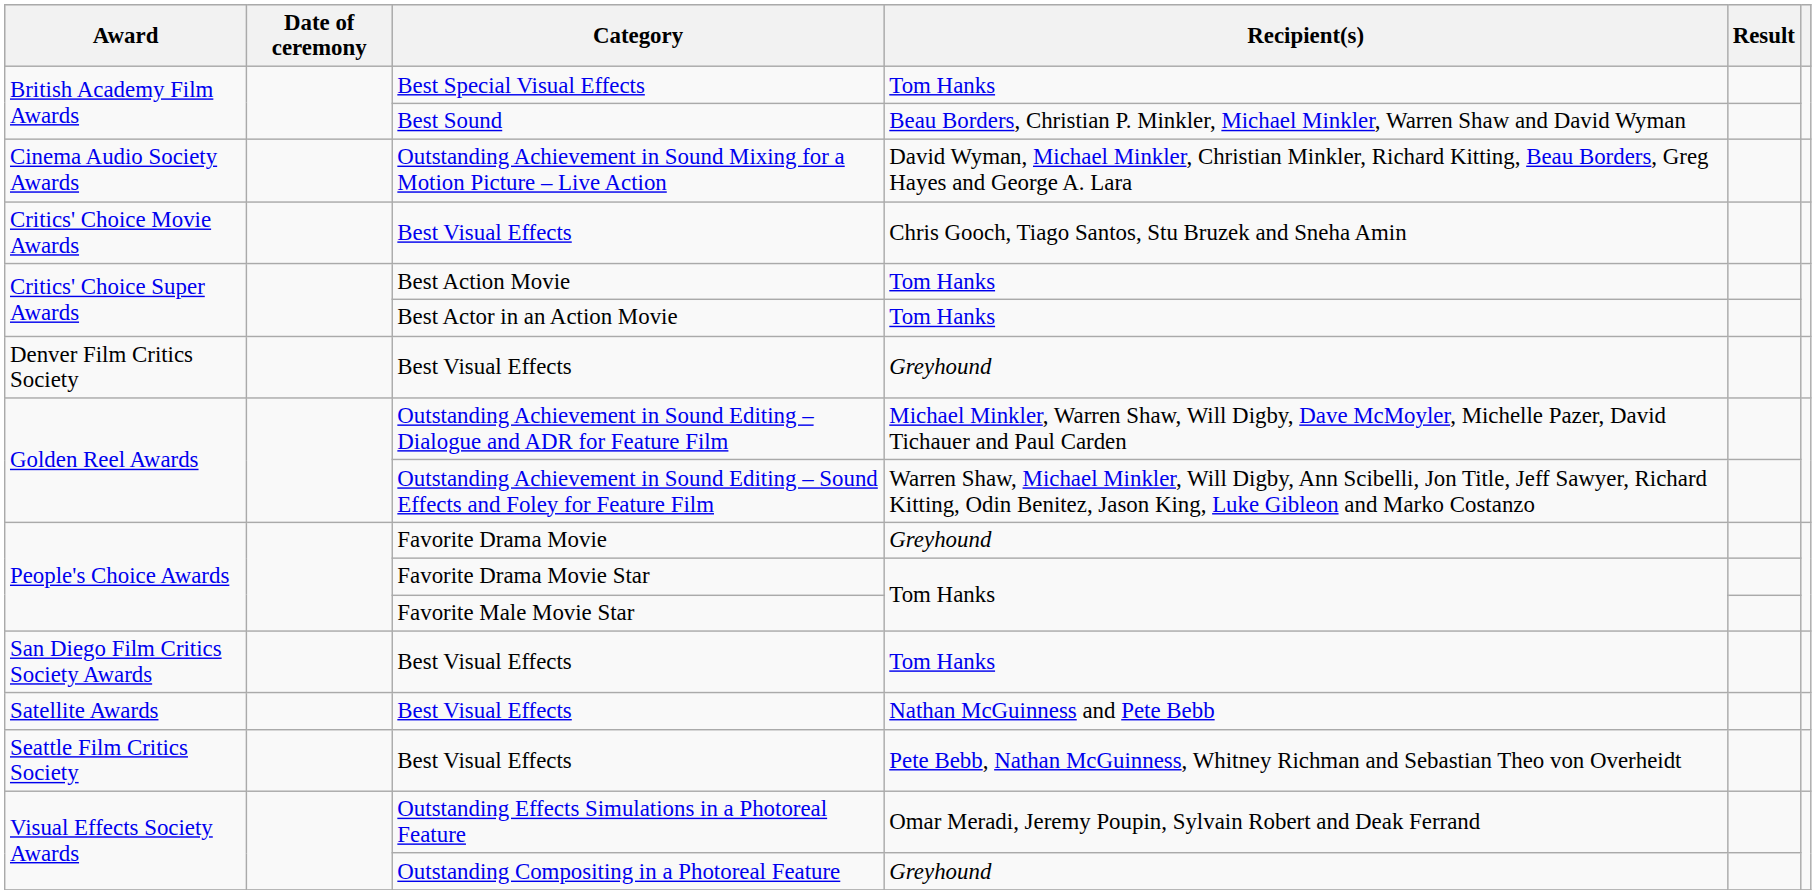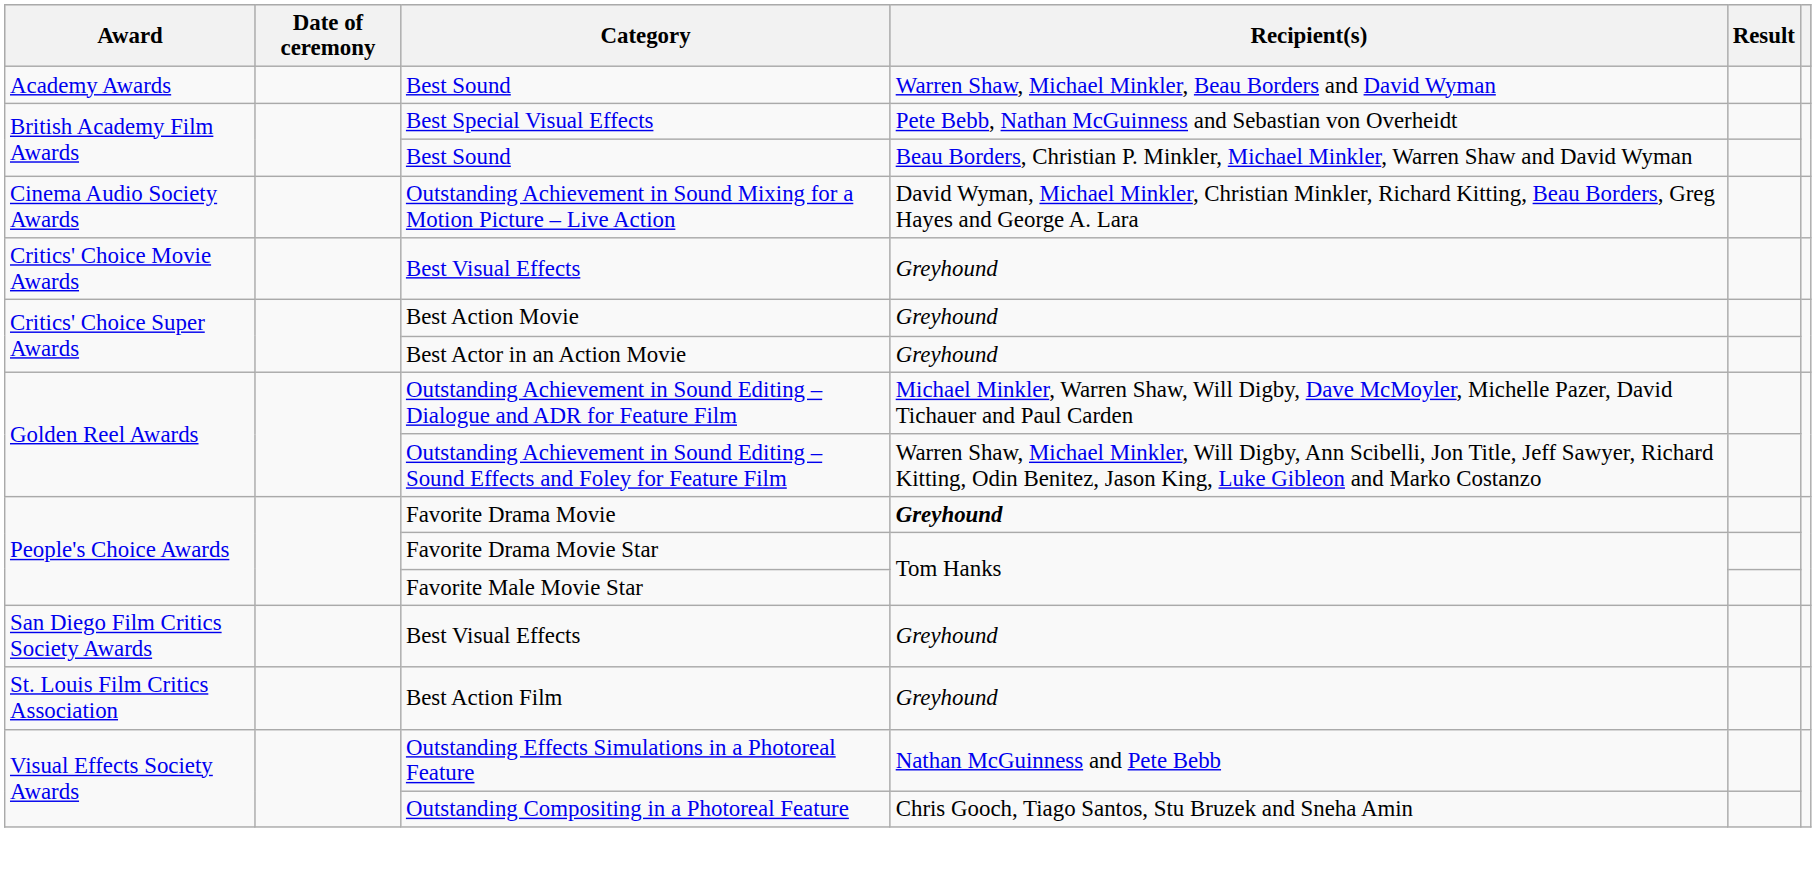+ row: (91, 84)
(942, 84) Tom Hanks -> (1177, 120) Pete Bebb, Nathan McGuinness and Sebastian von Overheidt
(1148, 232) Chris Gooch, Tiago Santos, Stu Bruzek and Sneha Amin -> (947, 268) Greyhound
(942, 281) Tom Hanks -> (947, 317) Greyhound
(942, 317) Tom Hanks -> (947, 353) Greyhound
- row: (101, 366)
(940, 539) normal -> (949, 514) bold
(942, 661) Tom Hanks -> (947, 635) Greyhound
- row: (84, 710)
- row: (99, 759)
+ row: (109, 697)
(1185, 822) Omar Meradi, Jeremy Poupin, Sylvain Robert and Deak Ferrand -> (1058, 759) Nathan McGuinness and Pete Bebb
(940, 871) Greyhound -> (1154, 809) Chris Gooch, Tiago Santos, Stu Bruzek and Sneha Amin
